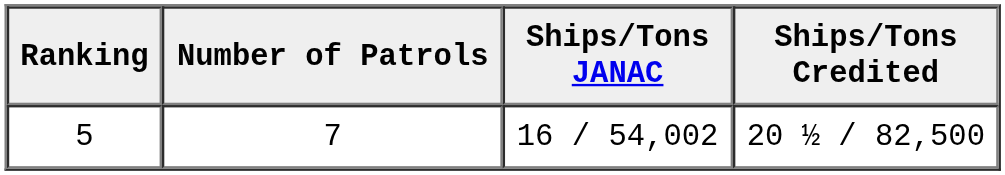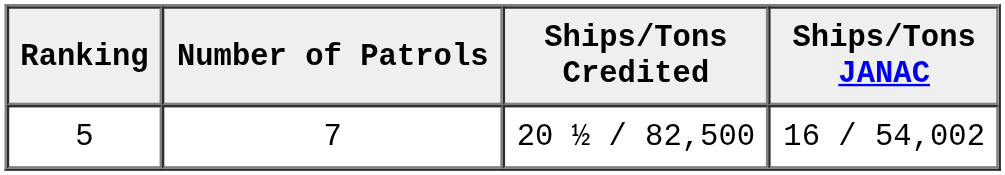columns swapped: (866, 56) <-> (618, 56)
